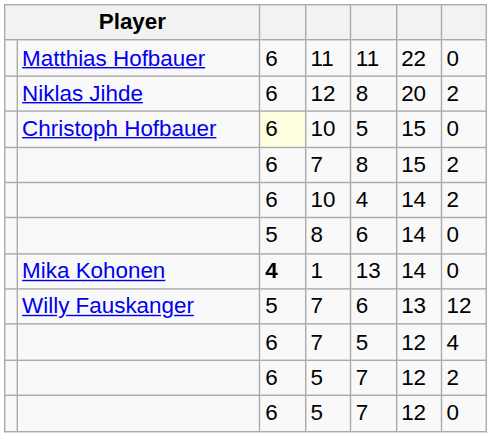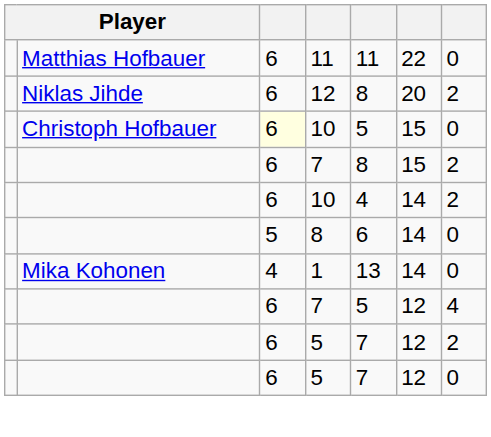(271, 270) bold -> (271, 270) normal
- row: (108, 306)
